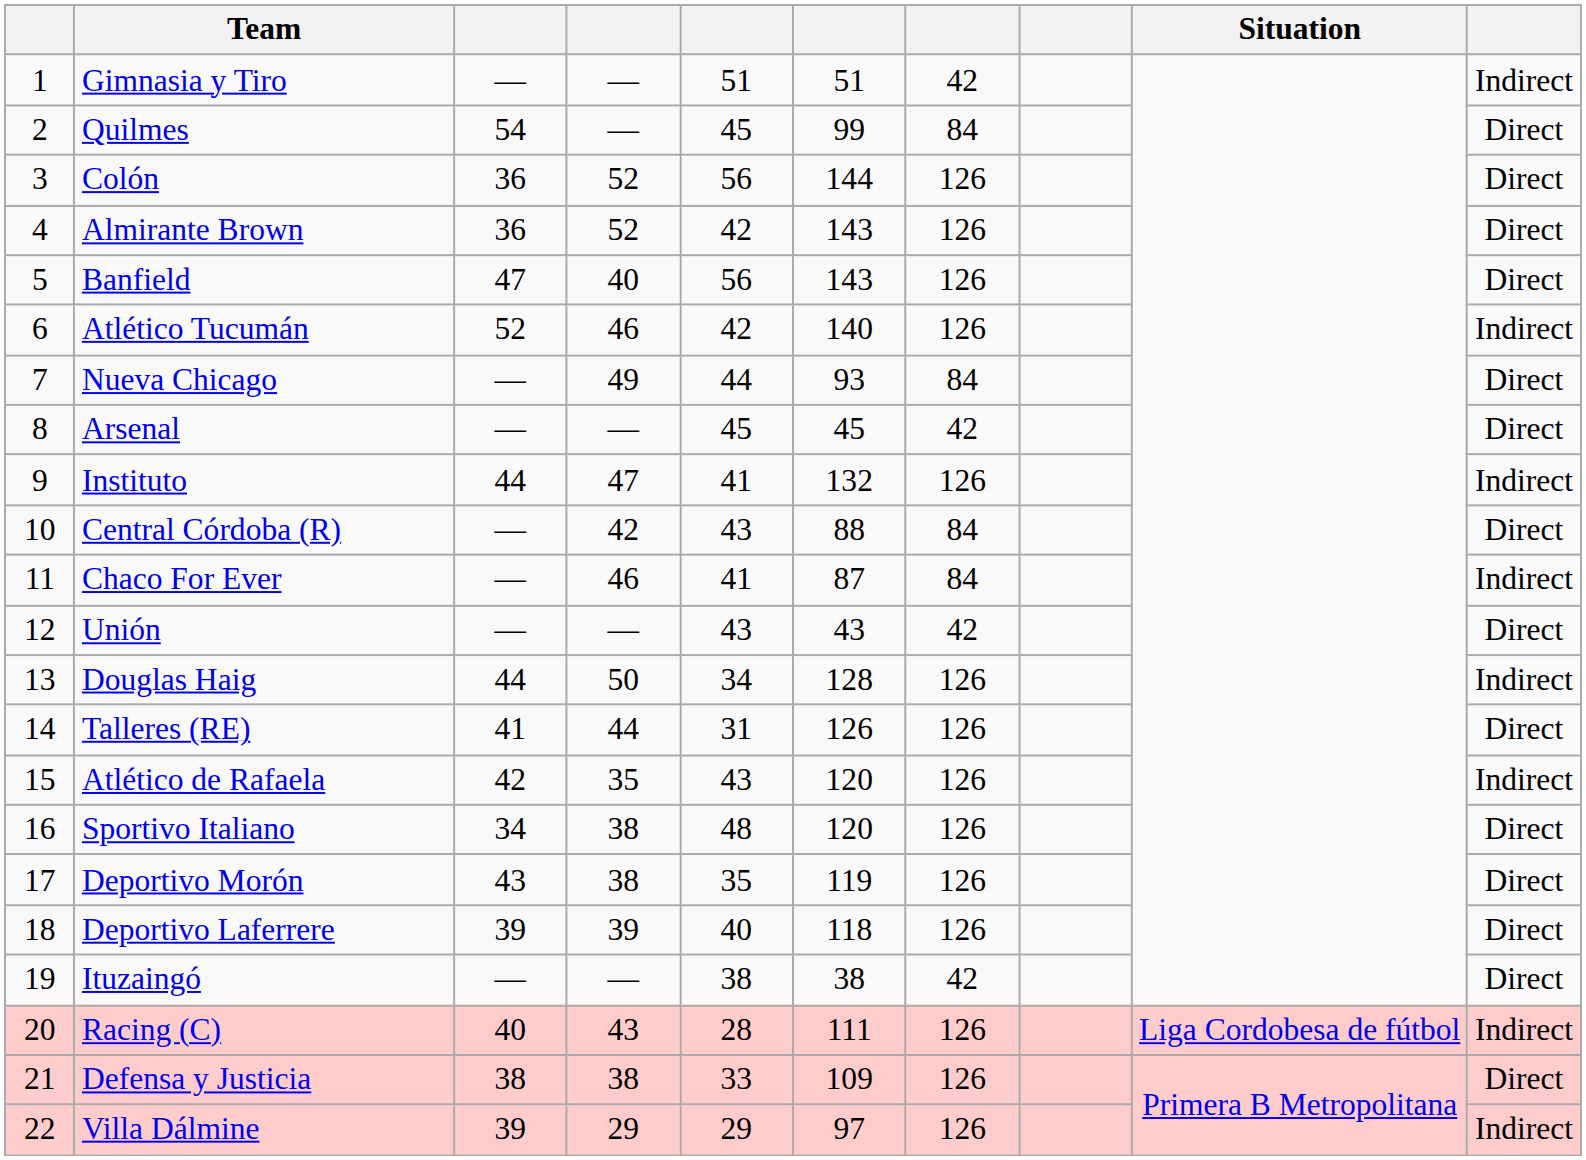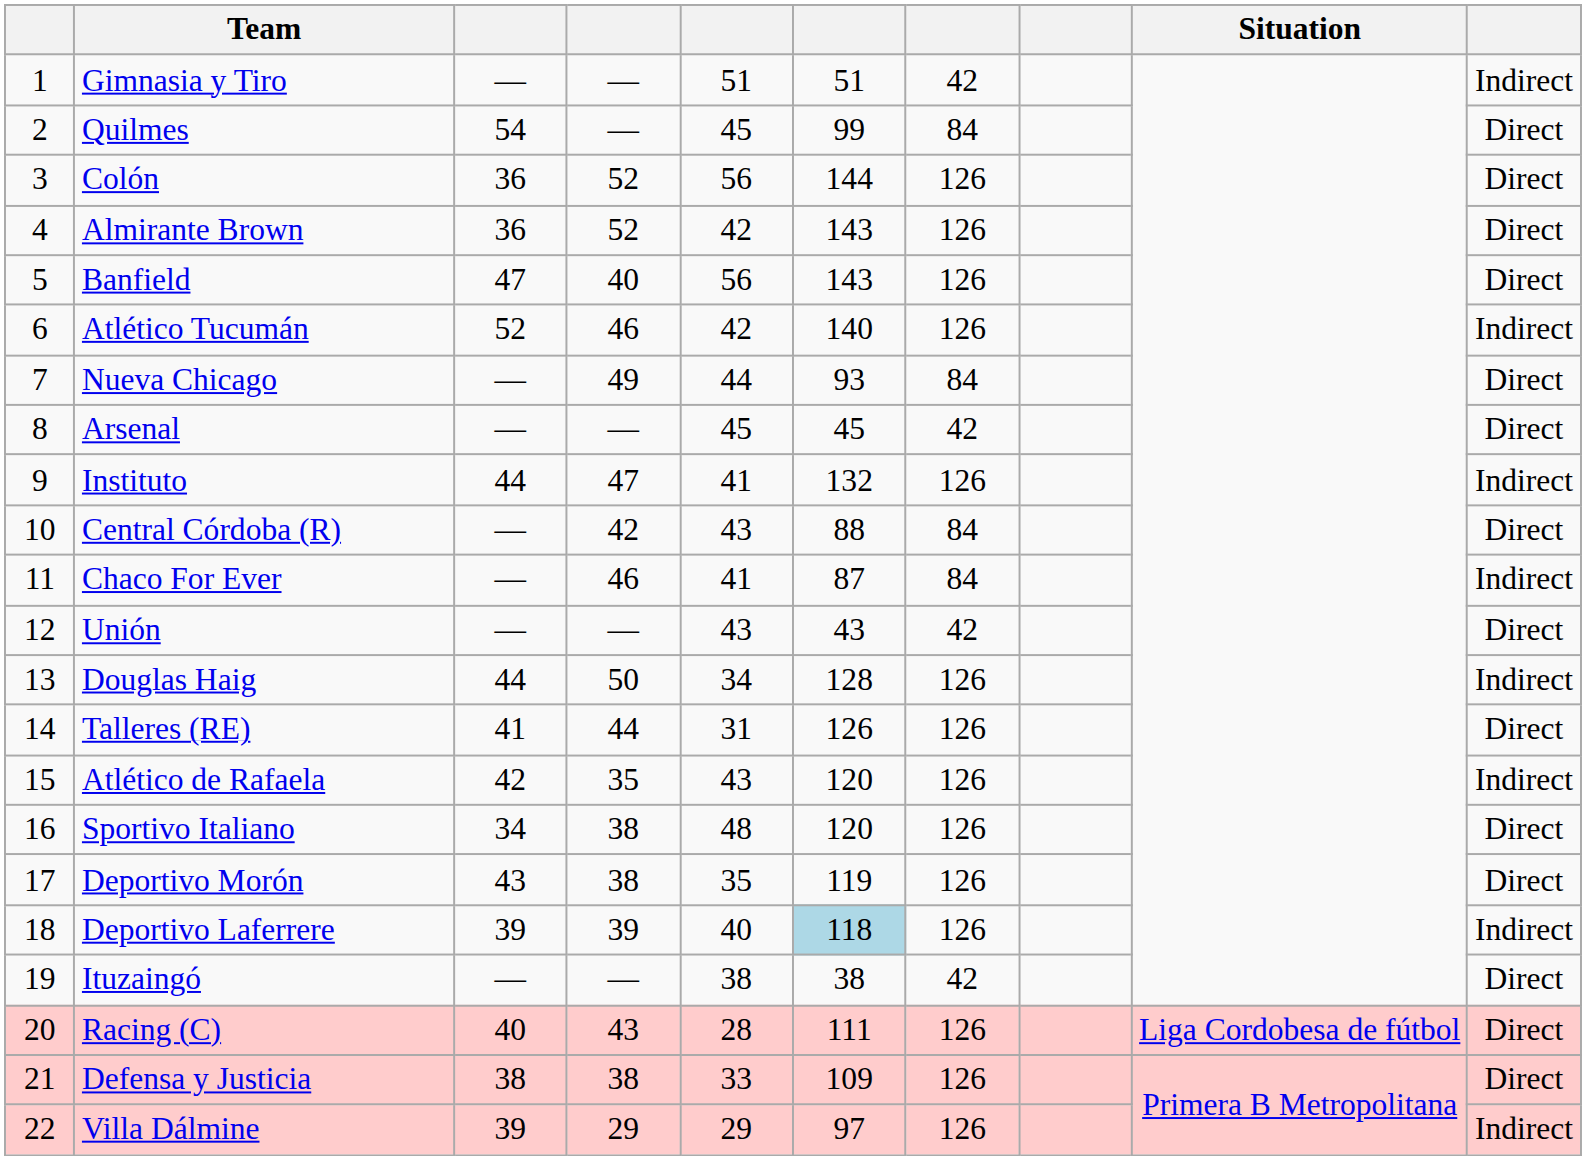(849, 929) no background -> (849, 929) lightblue background
(1524, 929) Direct -> (1524, 929) Indirect
(1524, 1029) Indirect -> (1524, 1029) Direct
